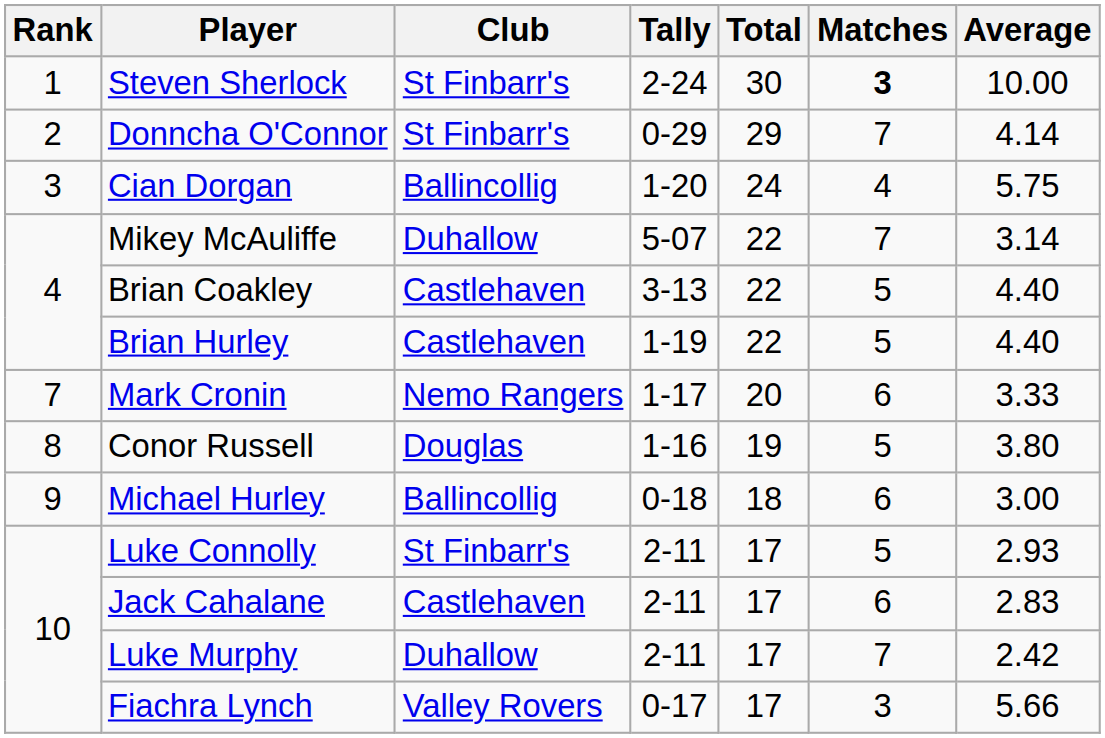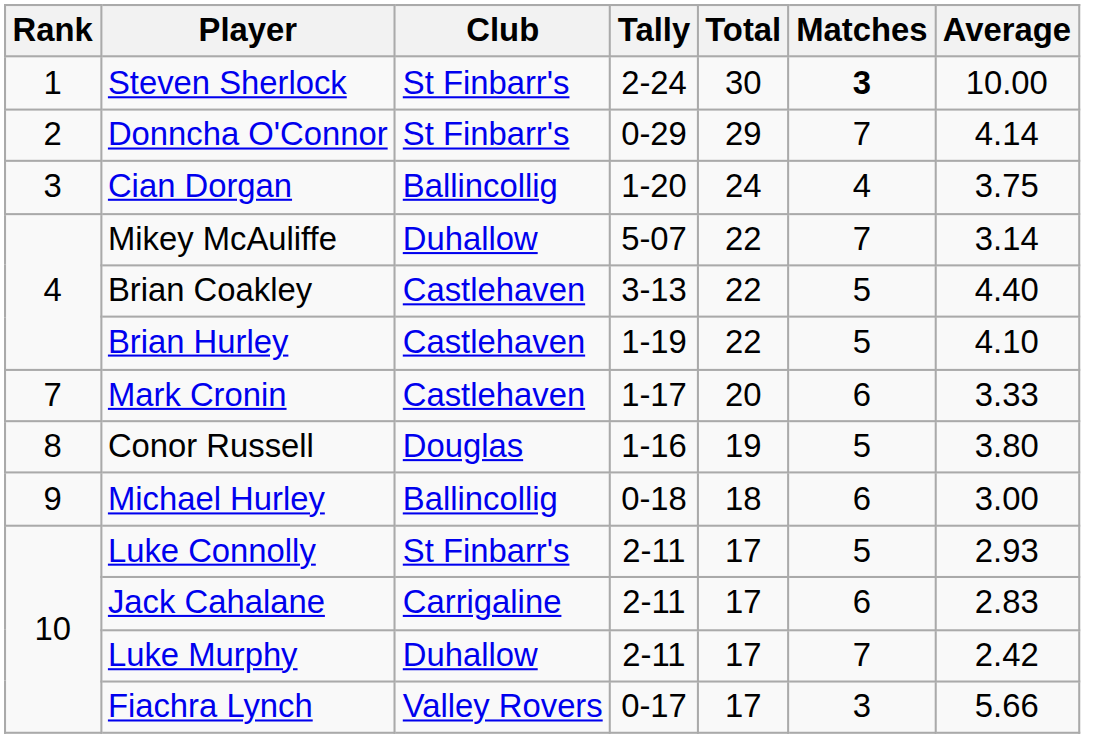(1027, 186) 5.75 -> (1007, 186) 3.75
(1027, 342) 4.40 -> (1007, 342) 4.10
(513, 394) Nemo Rangers -> (494, 394) Castlehaven
(494, 602) Castlehaven -> (482, 602) Carrigaline
